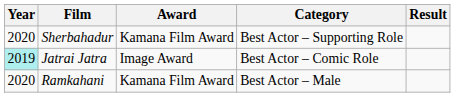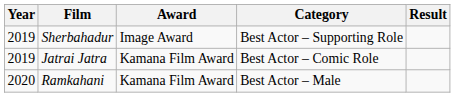(21, 37) 2020 -> (21, 37) 2019
(177, 37) Kamana Film Award -> (156, 37) Image Award
(21, 59) paleturquoise background -> (21, 59) no background
(156, 59) Image Award -> (177, 59) Kamana Film Award
